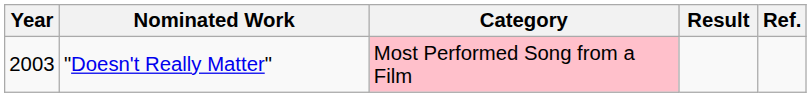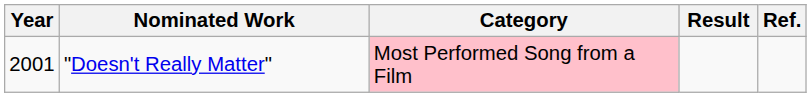(32, 64) 2003 -> (32, 64) 2001
